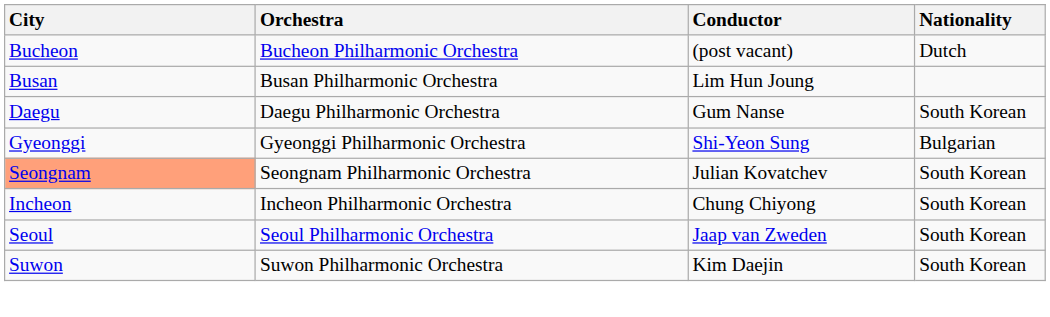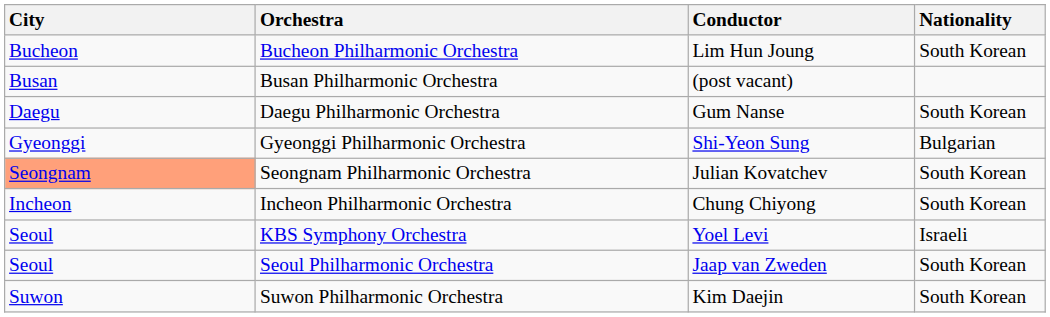(743, 50) (post vacant) -> (753, 50) Lim Hun Joung
(943, 50) Dutch -> (973, 50) South Korean
(753, 81) Lim Hun Joung -> (743, 81) (post vacant)
+ row: (363, 234)
